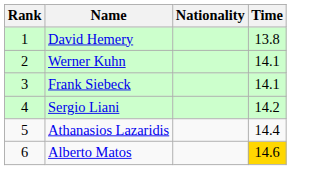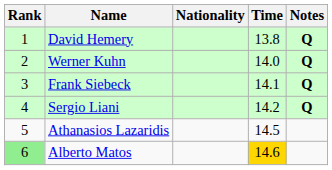+ column: (307, 15)
(267, 61) 14.1 -> (267, 61) 14.0
(267, 130) 14.4 -> (267, 130) 14.5
(25, 152) no background -> (25, 152) lightgreen background
